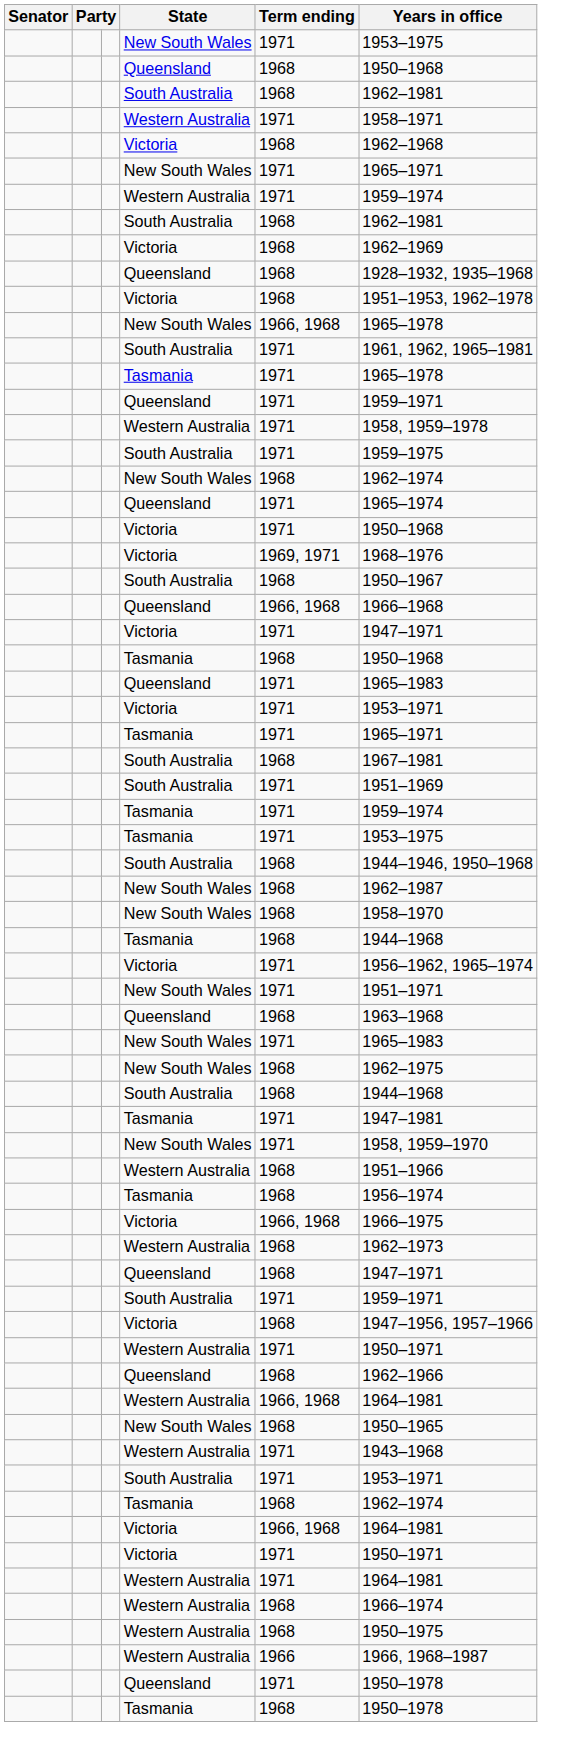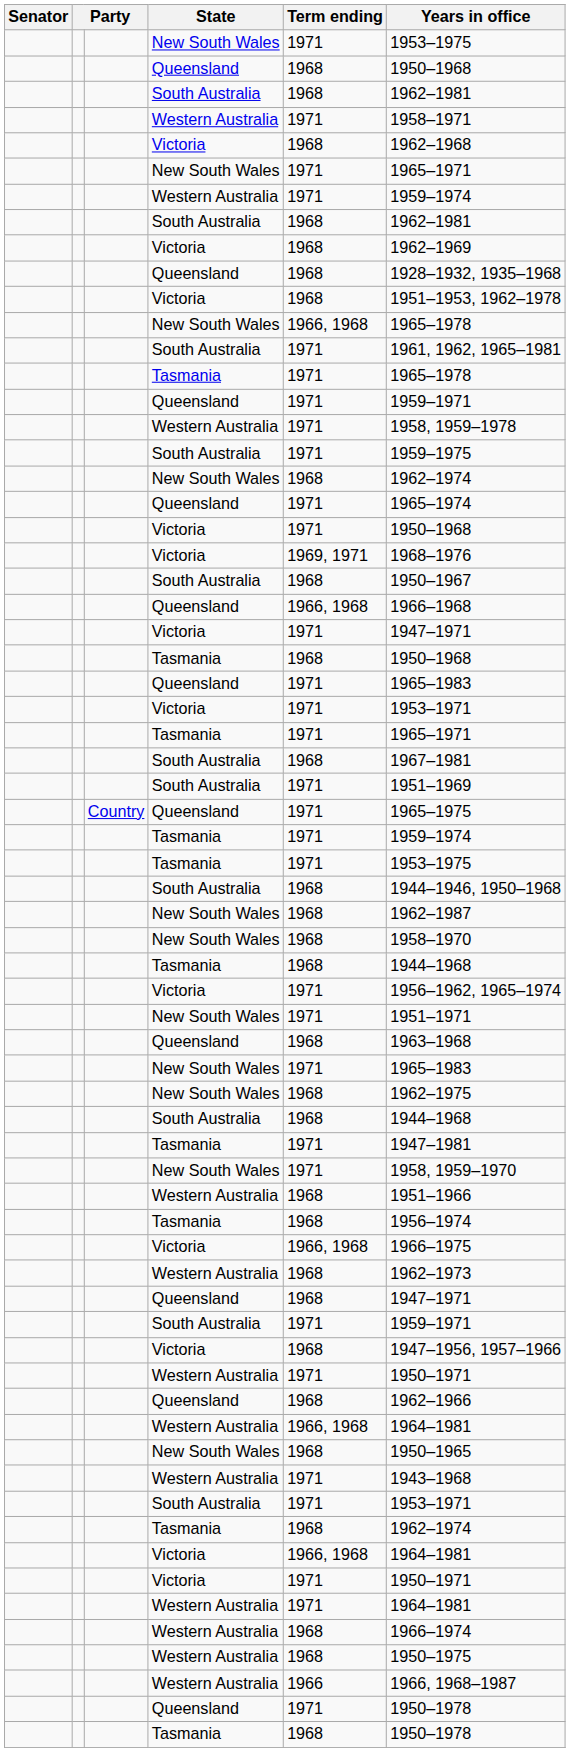+ row: (116, 811)
